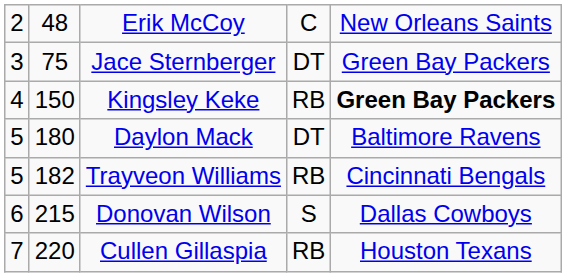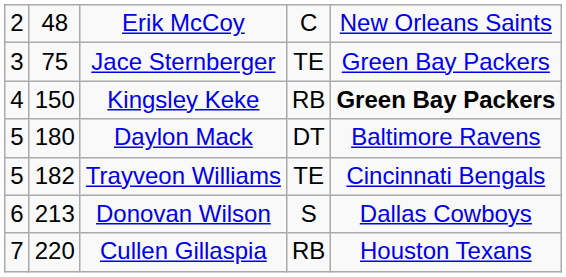(309, 61) DT -> (309, 61) TE
(309, 175) RB -> (309, 175) TE
(55, 213) 215 -> (55, 213) 213
